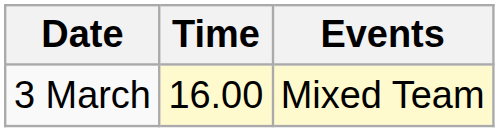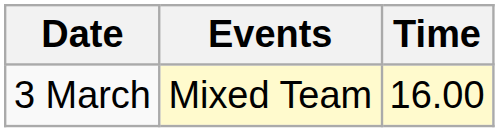columns swapped: (216, 34) <-> (383, 34)
